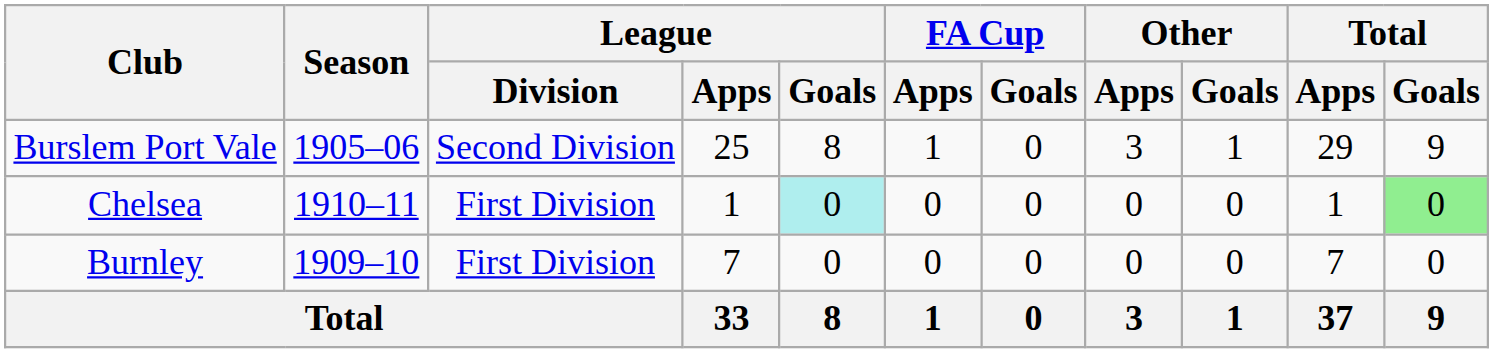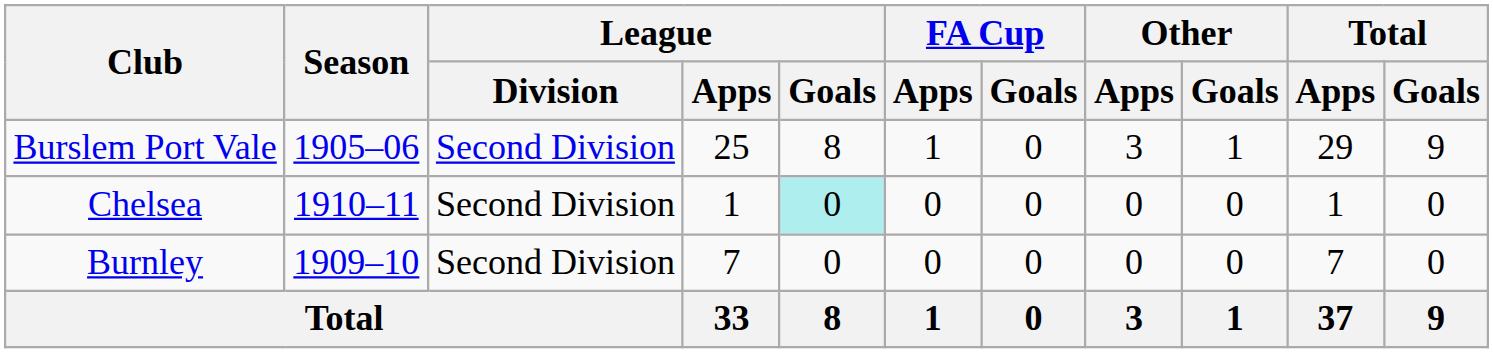(555, 204) First Division -> (555, 204) Second Division
(1436, 204) lightgreen background -> (1436, 204) no background
(555, 261) First Division -> (555, 261) Second Division
